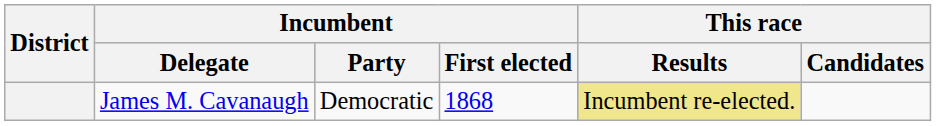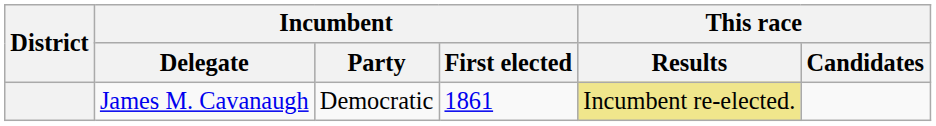(469, 100) 1868 -> (469, 100) 1861
